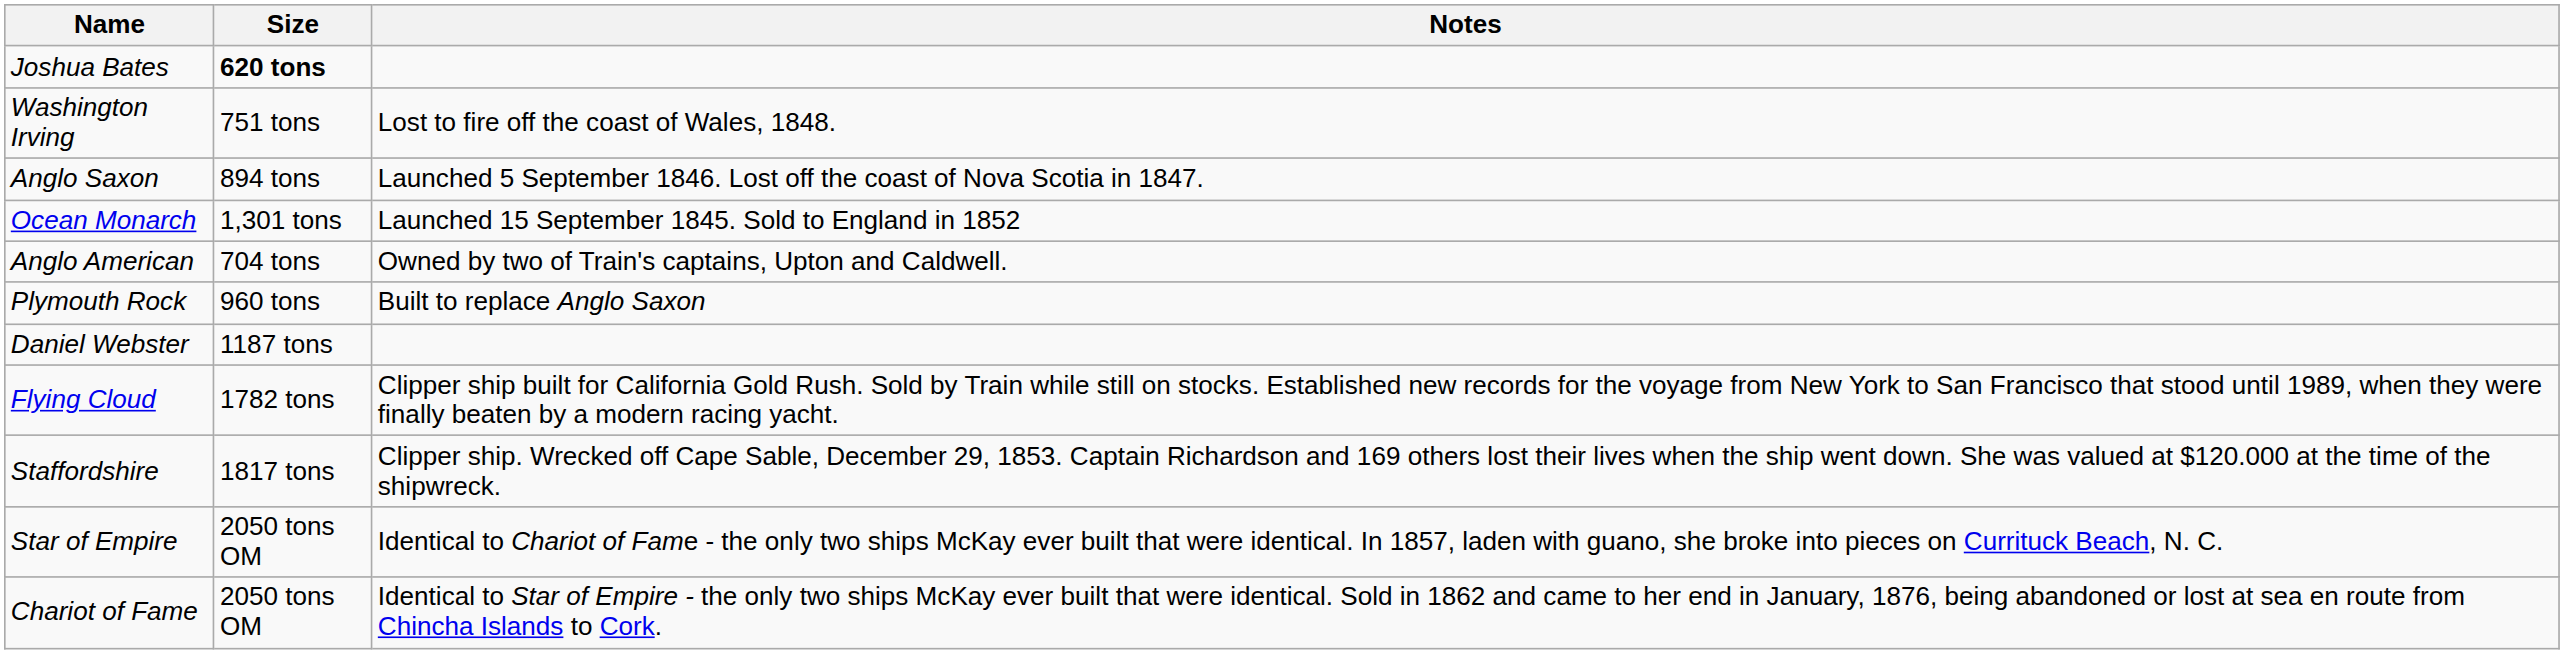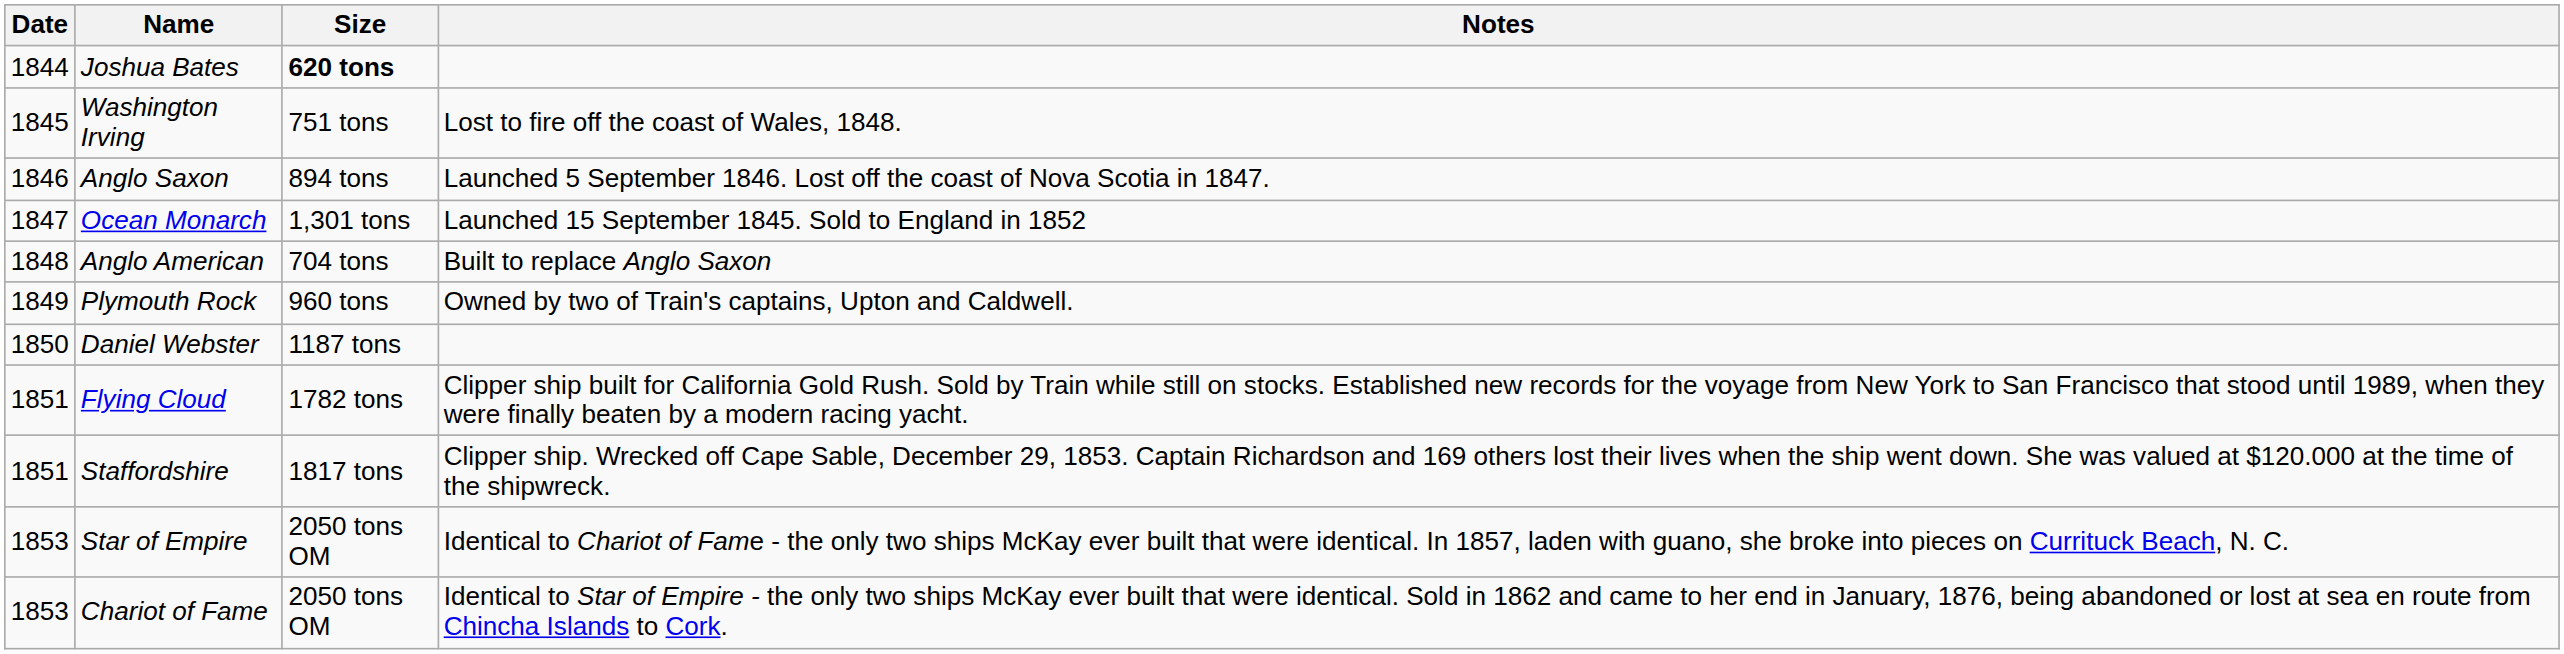+ column: (40, 25)
(693, 261) Owned by two of Train's captains, Upton and Caldwell. -> (608, 261) Built to replace Anglo Saxon
(542, 302) Built to replace Anglo Saxon -> (759, 302) Owned by two of Train's captains, Upton and Caldwell.
